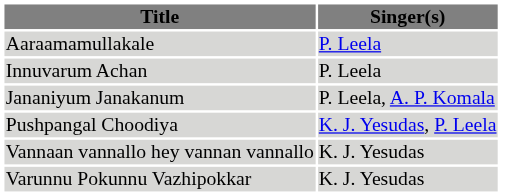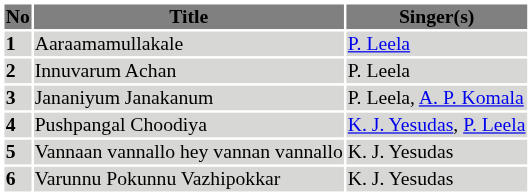+ column: (18, 16)
